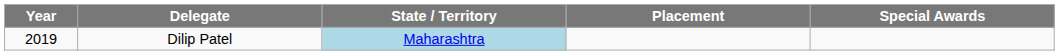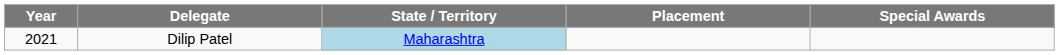(41, 39) 2019 -> (41, 39) 2021
